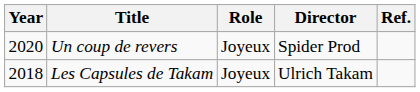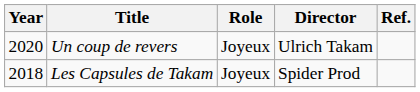(319, 45) Spider Prod -> (325, 45) Ulrich Takam
(325, 73) Ulrich Takam -> (319, 73) Spider Prod
